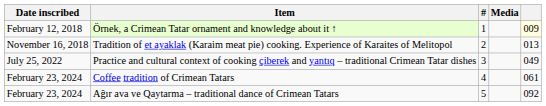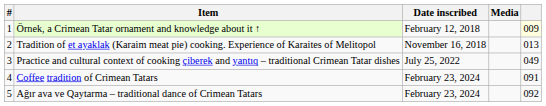columns swapped: (484, 12) <-> (47, 12)
(531, 77) 061 -> (531, 77) 091
